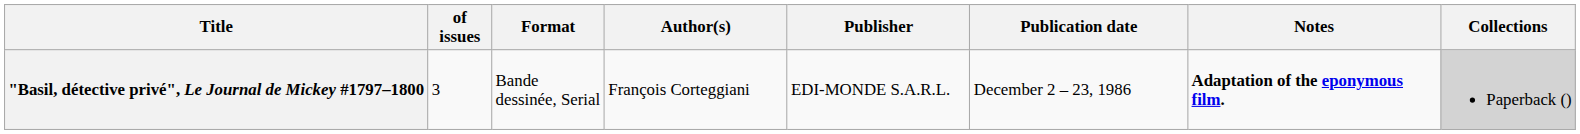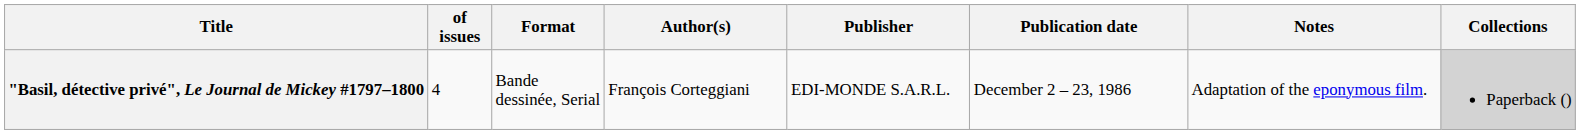(436, 89) 3 -> (436, 89) 4
(1297, 89) bold -> (1309, 89) normal
